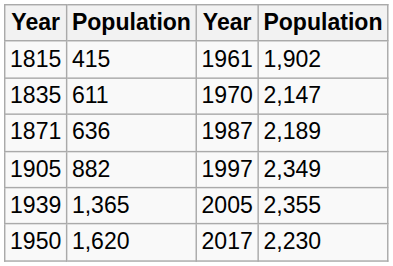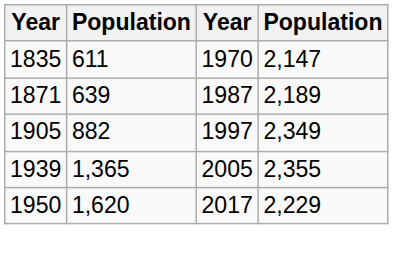- row: (36, 59)
(91, 132) 636 -> (91, 95) 639
(292, 242) 2,230 -> (292, 205) 2,229
